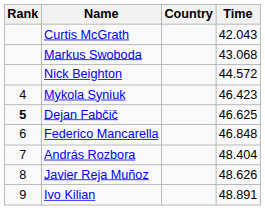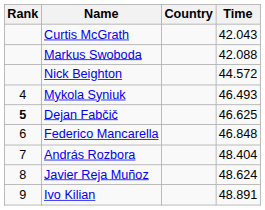(238, 54) 43.068 -> (238, 54) 42.088
(238, 94) 46.423 -> (238, 94) 46.493
(238, 174) 48.626 -> (238, 174) 48.624
